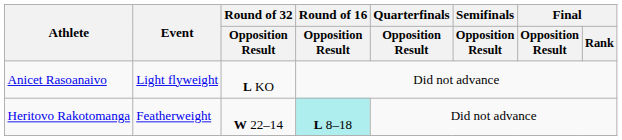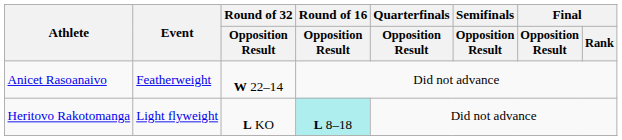(177, 80) Light flyweight -> (174, 80) Featherweight
(258, 87) L KO -> (258, 87) W 22–14
(174, 117) Featherweight -> (177, 117) Light flyweight
(258, 124) W 22–14 -> (258, 124) L KO
